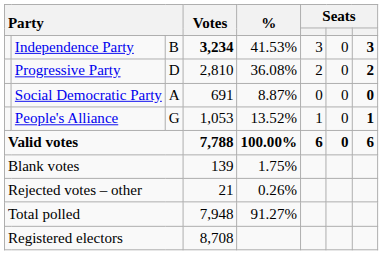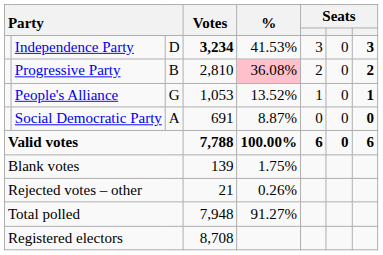(174, 47) B -> (174, 47) D
(174, 71) D -> (174, 71) B
(274, 71) no background -> (274, 71) pink background
rows swapped: (67, 118) <-> (88, 94)
